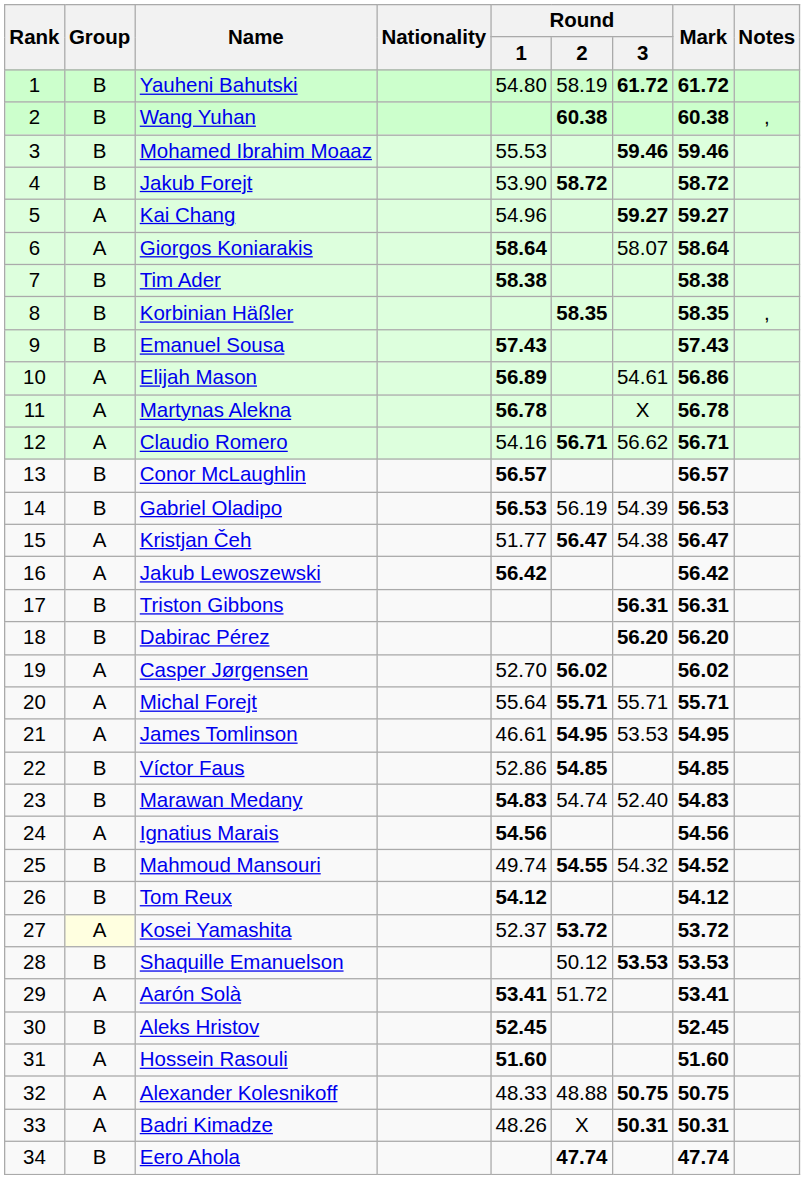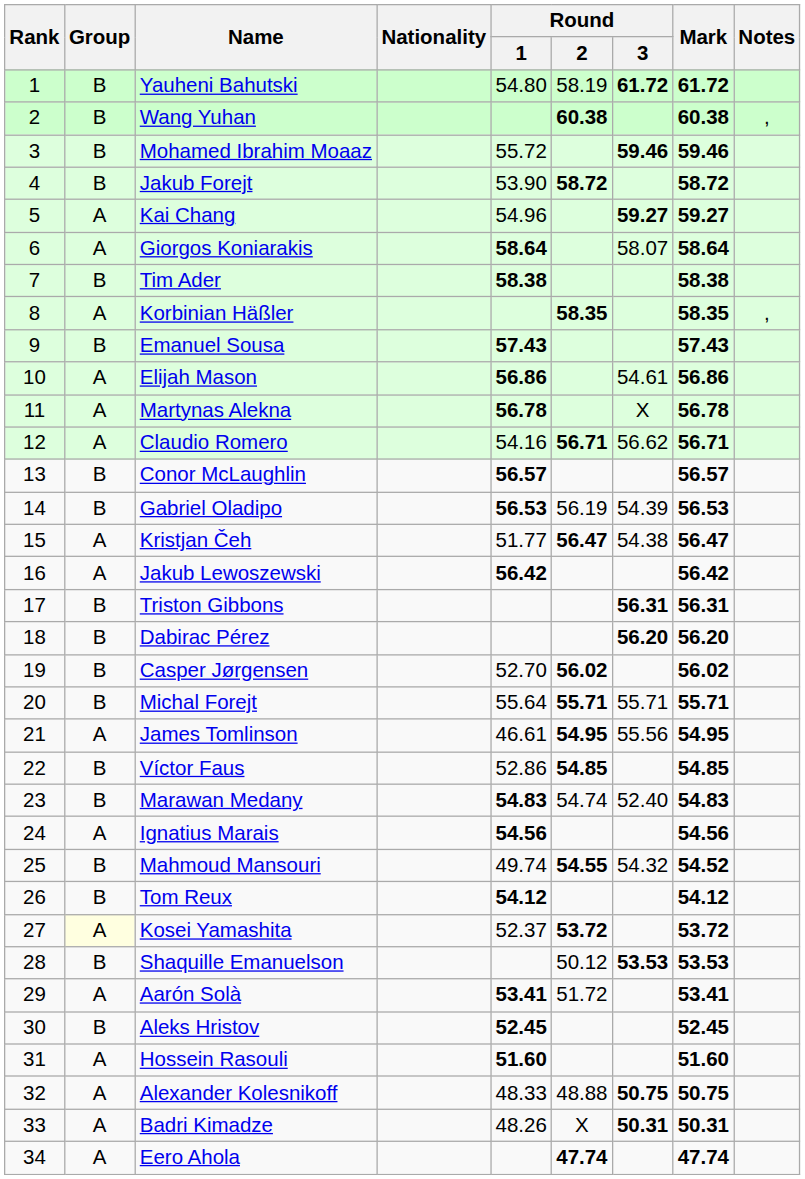(521, 150) 55.53 -> (521, 150) 55.72
(100, 313) B -> (100, 313) A
(521, 378) 56.89 -> (521, 378) 56.86
(100, 670) A -> (100, 670) B
(100, 702) A -> (100, 702) B
(643, 735) 53.53 -> (643, 735) 55.56
(100, 1157) B -> (100, 1157) A
